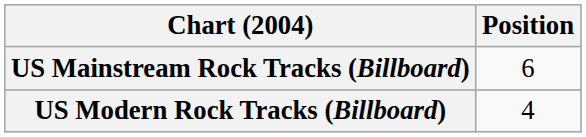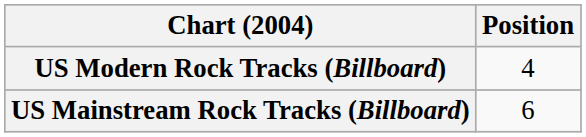rows swapped: (240, 68) <-> (240, 110)
